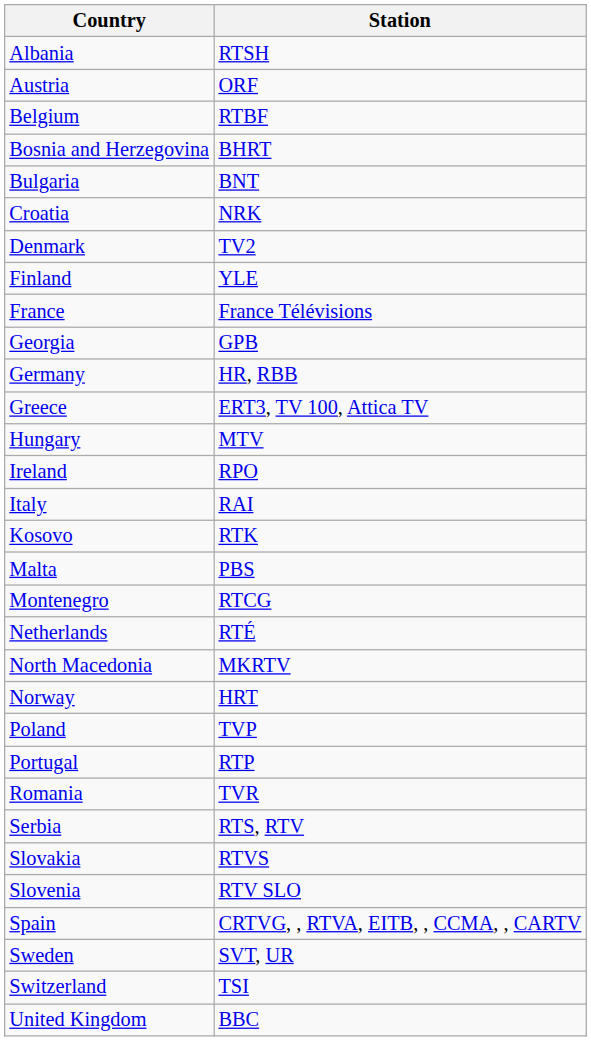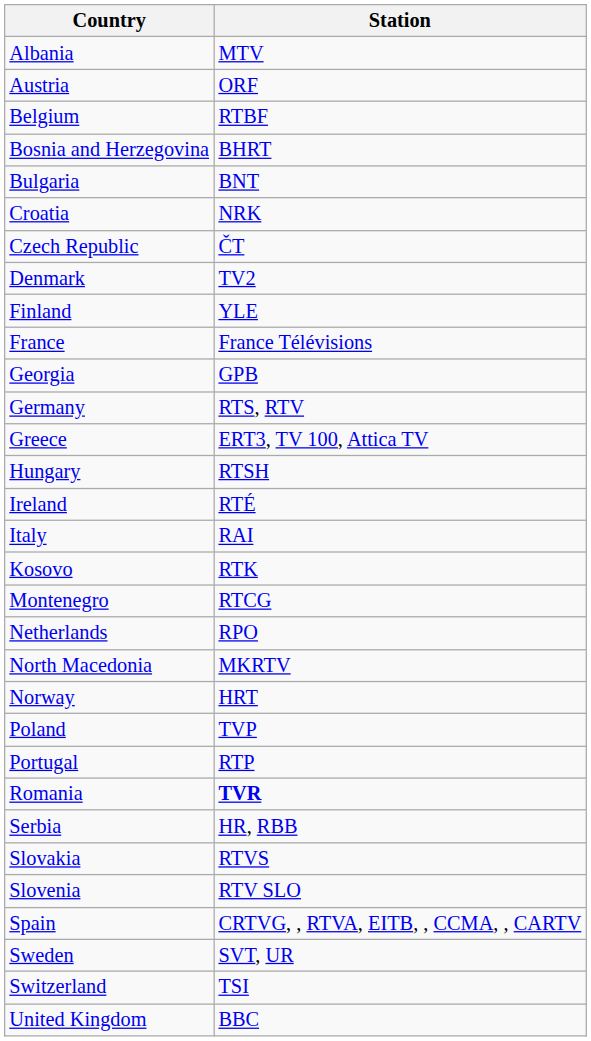(244, 52) RTSH -> (241, 52) MTV
+ row: (74, 246)
(258, 375) HR, RBB -> (261, 407) RTS, RTV
(241, 439) MTV -> (244, 471) RTSH
(238, 471) RPO -> (237, 504) RTÉ
- row: (33, 568)
(237, 632) RTÉ -> (238, 632) RPO
(239, 794) normal -> (240, 794) bold
(261, 826) RTS, RTV -> (258, 826) HR, RBB
